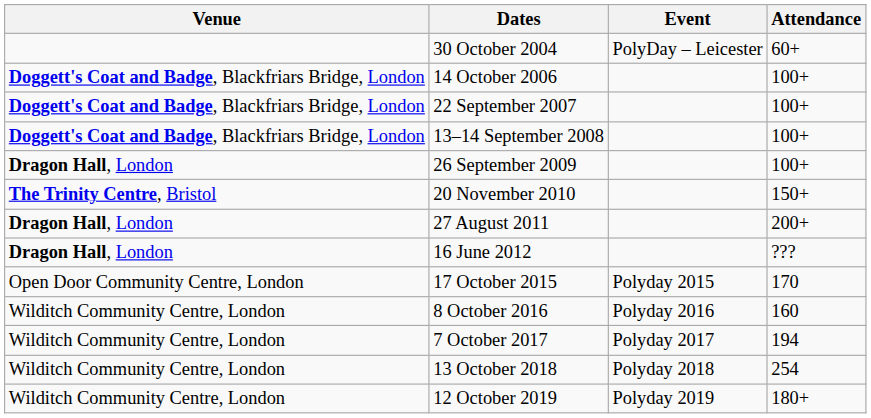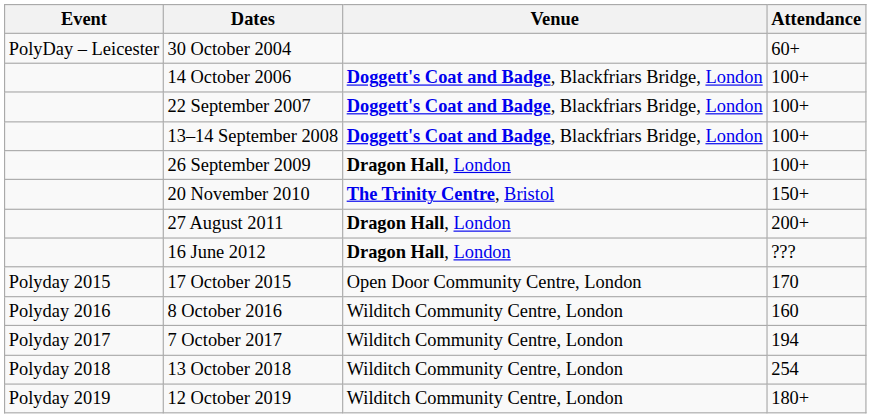columns swapped: (688, 19) <-> (217, 19)
